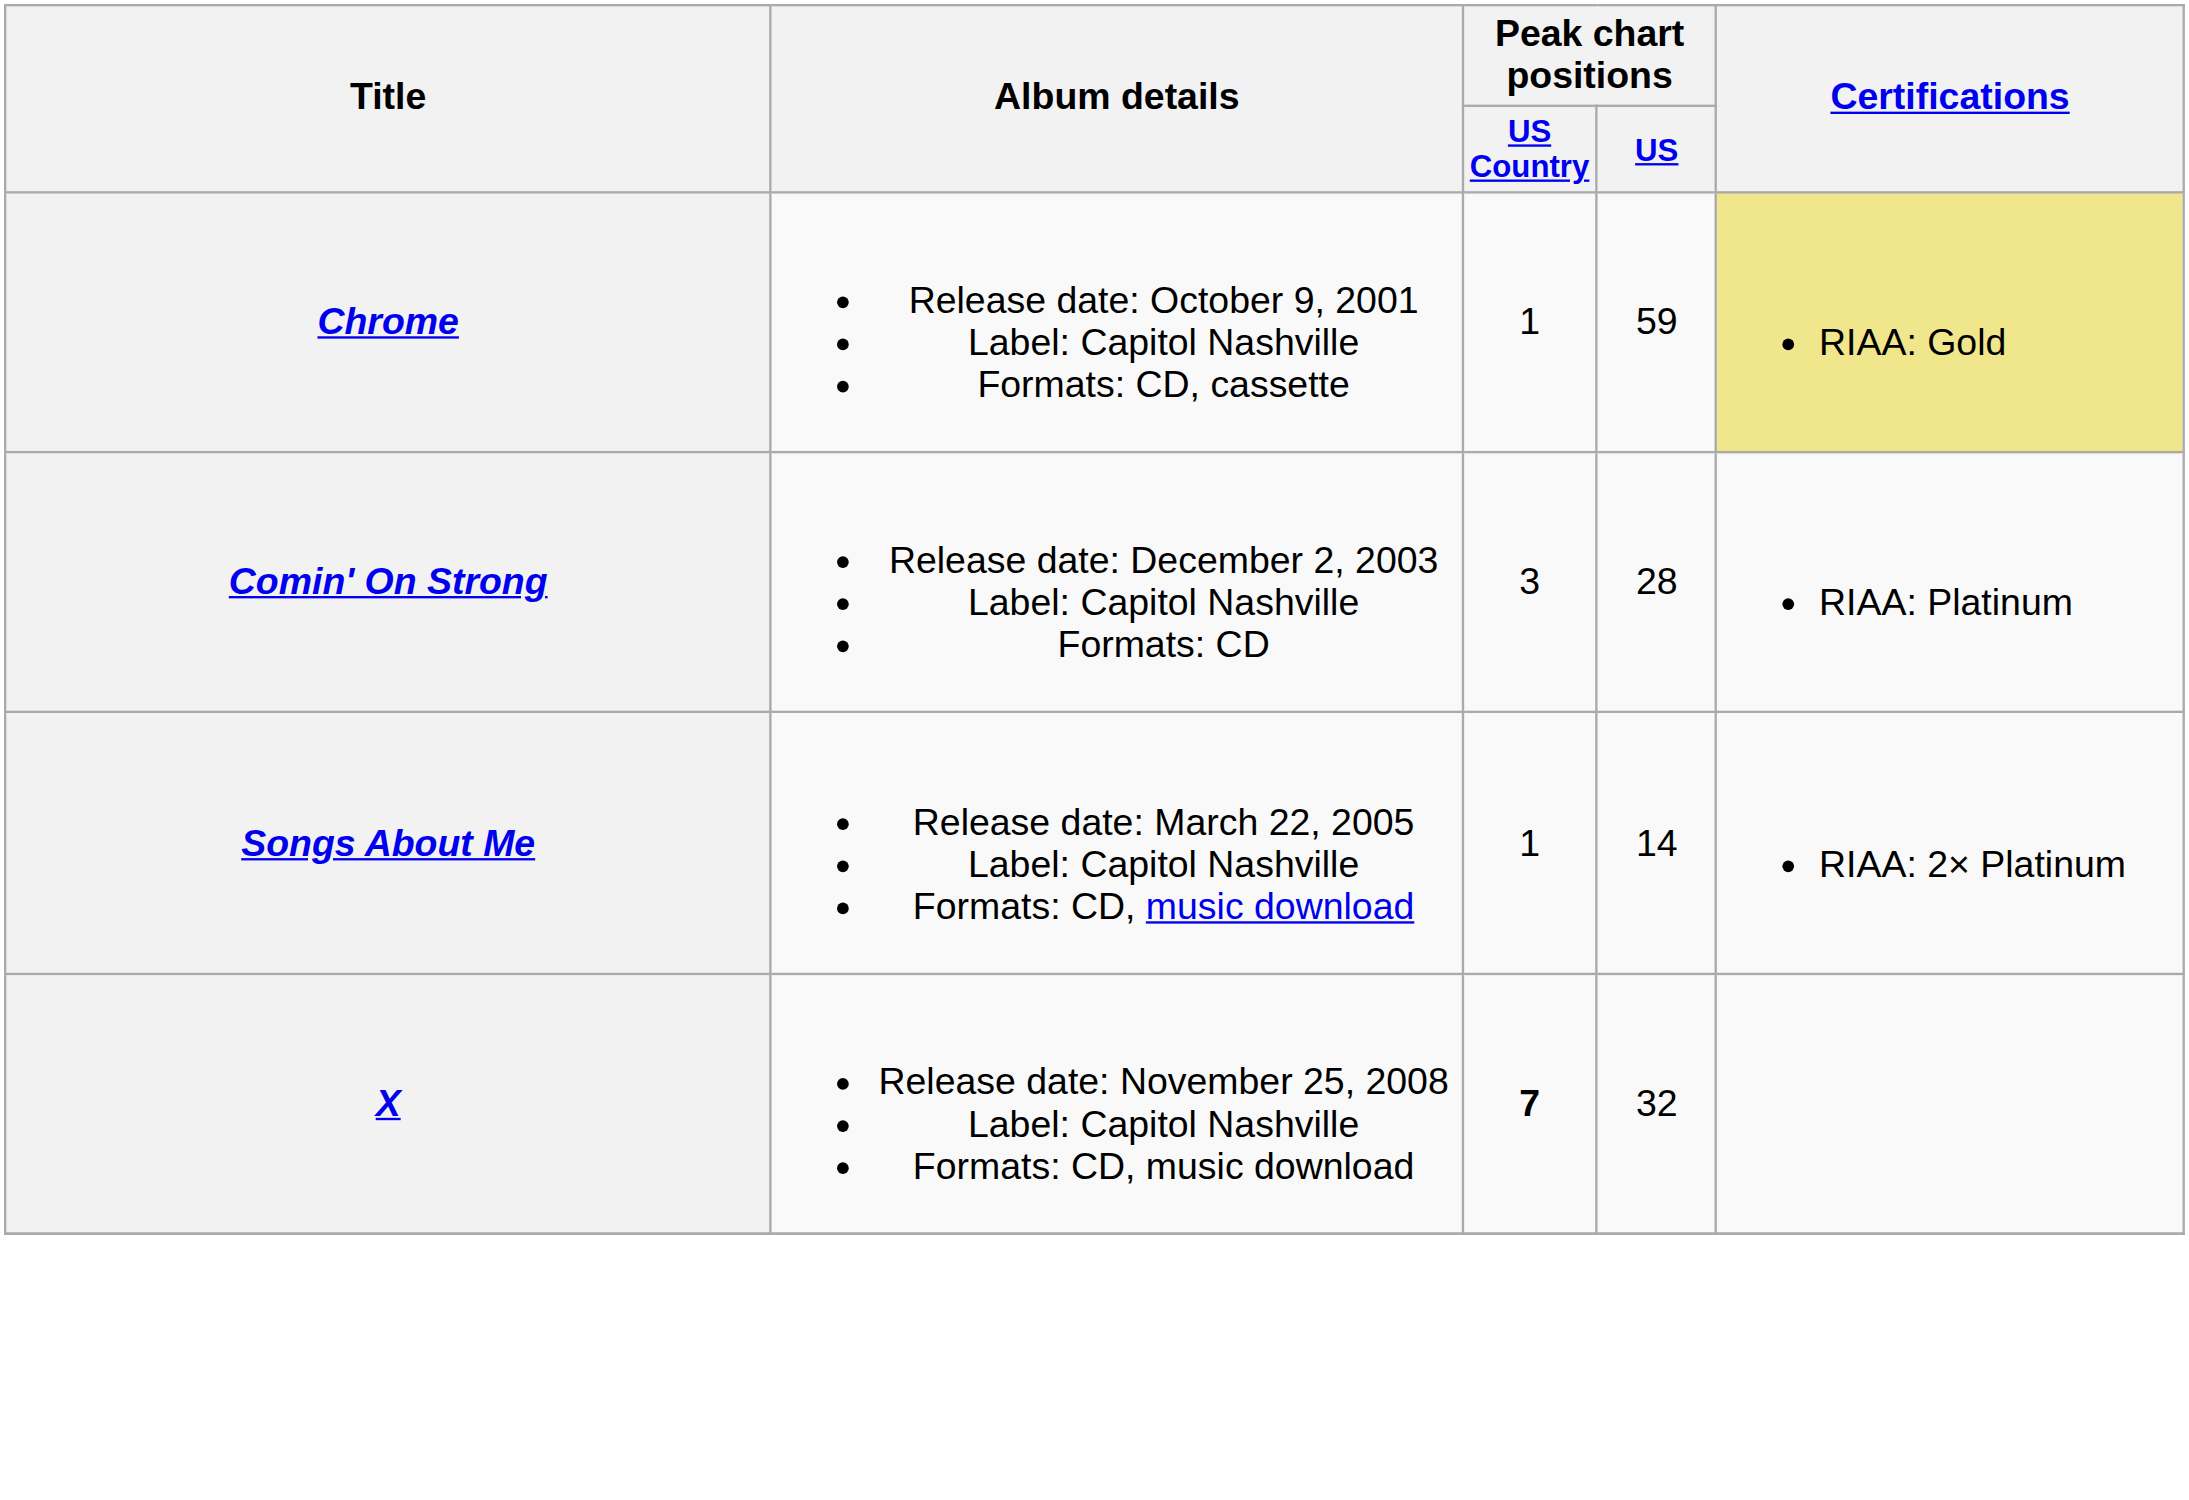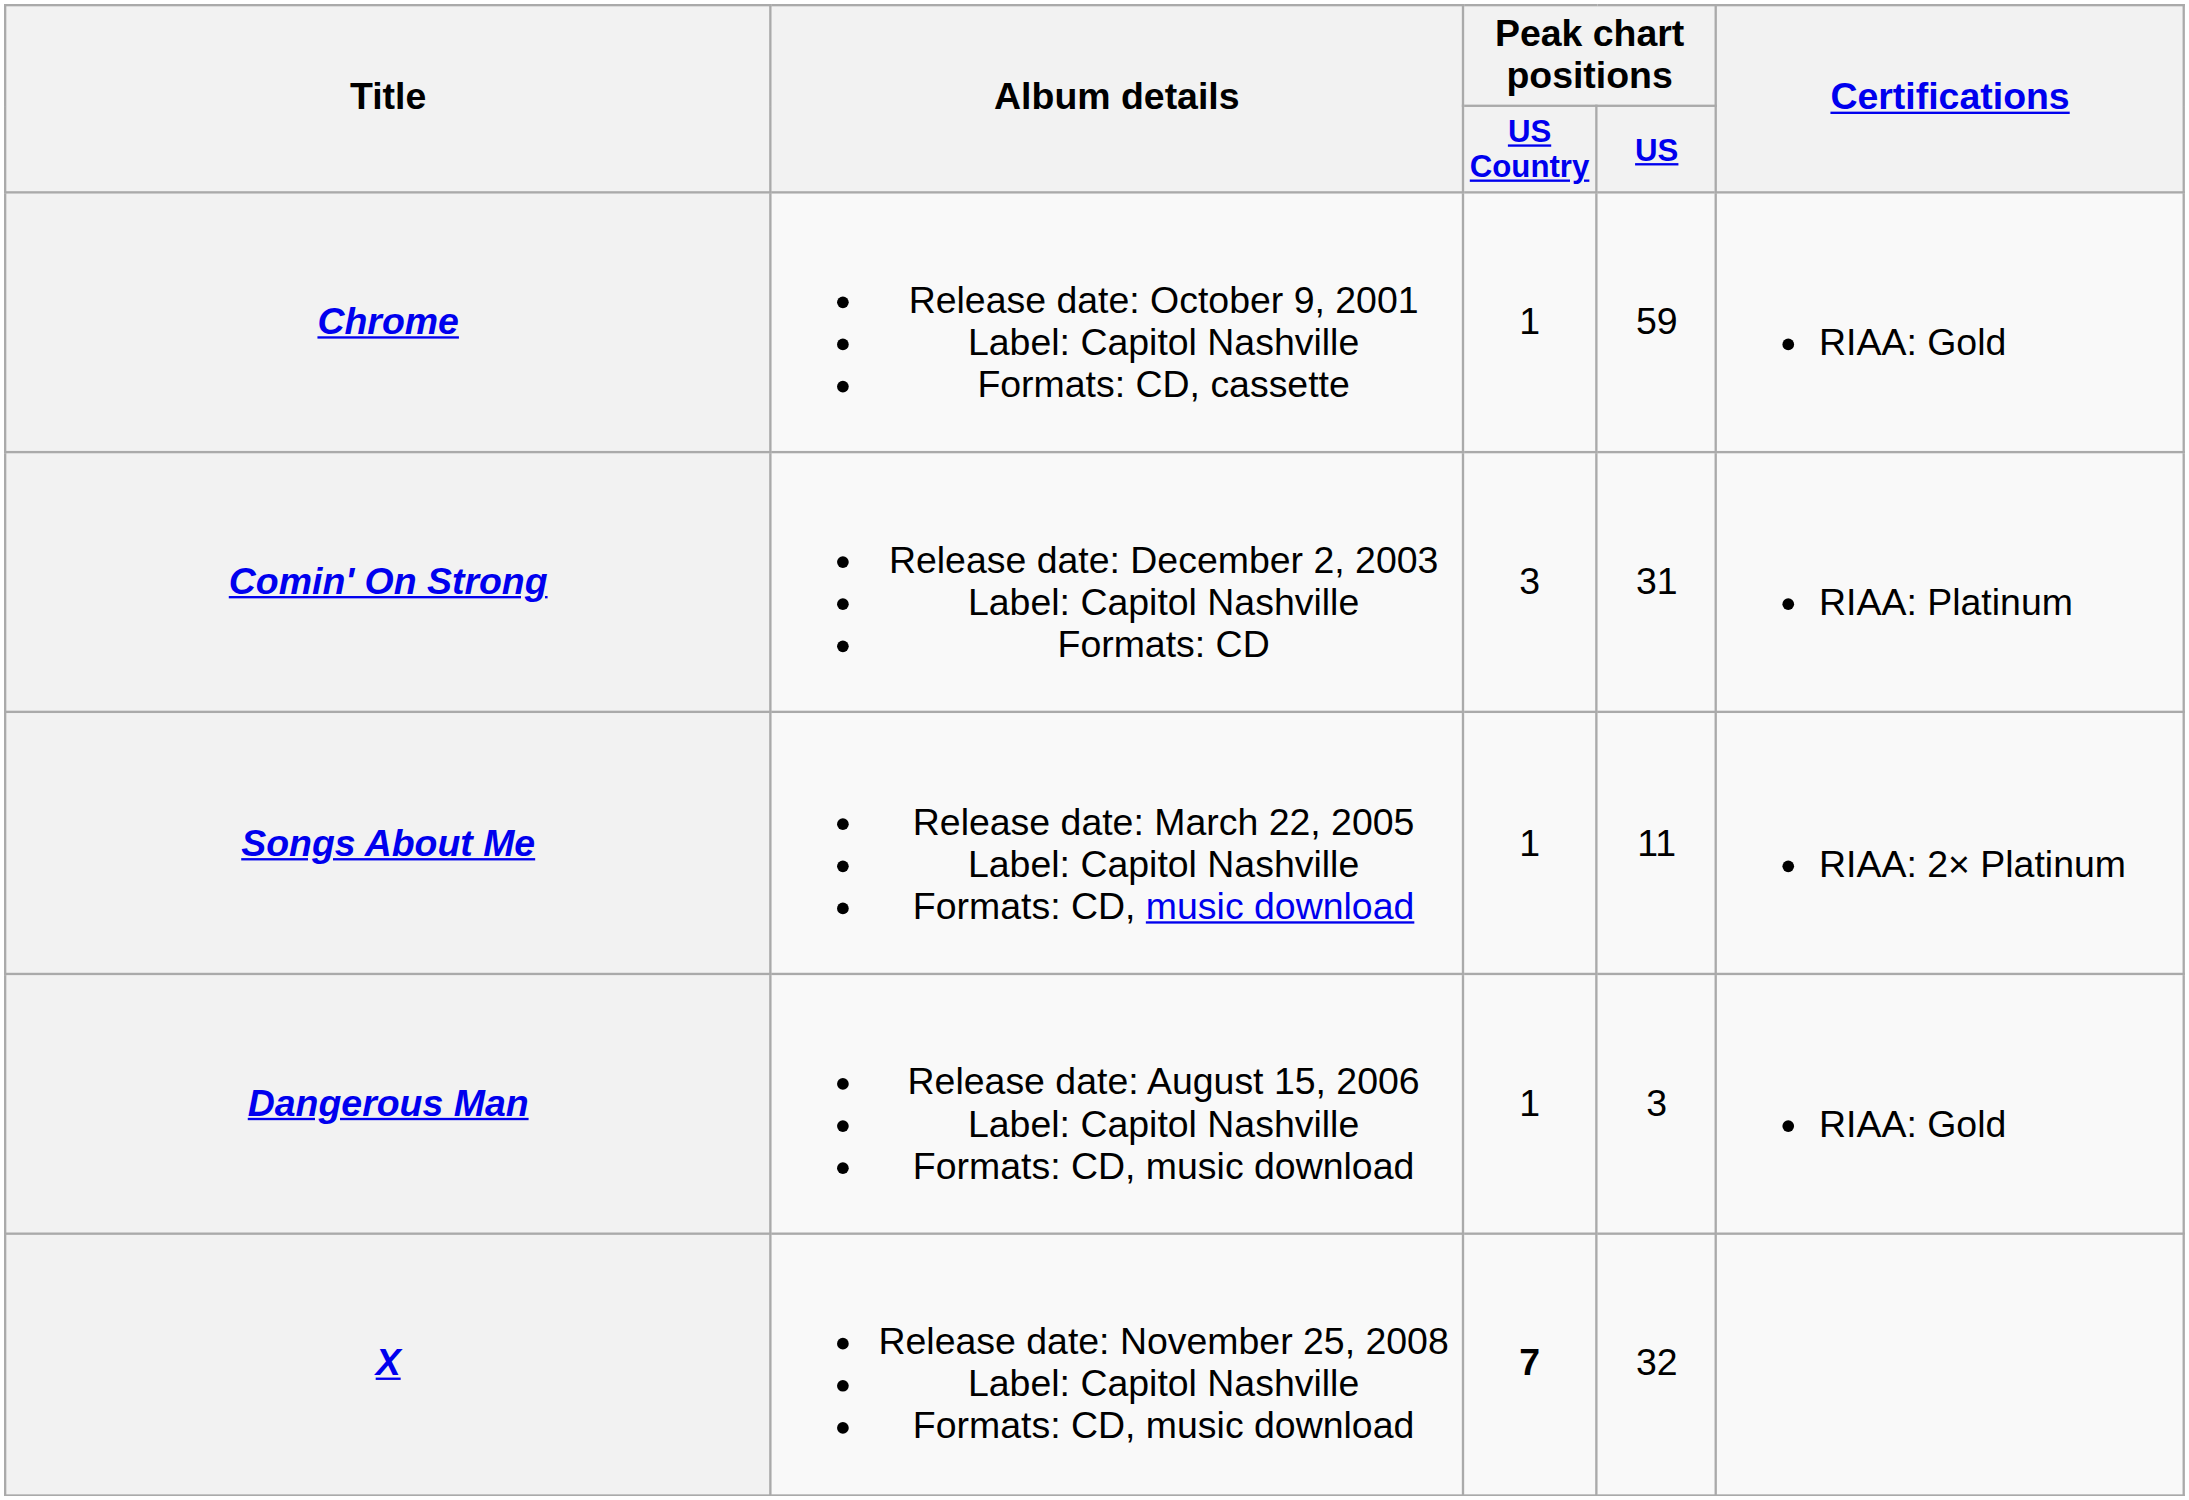(1950, 343) khaki background -> (1950, 343) no background
(1657, 581) 28 -> (1657, 581) 31
(1657, 842) 14 -> (1657, 842) 11
+ row: (388, 1103)
